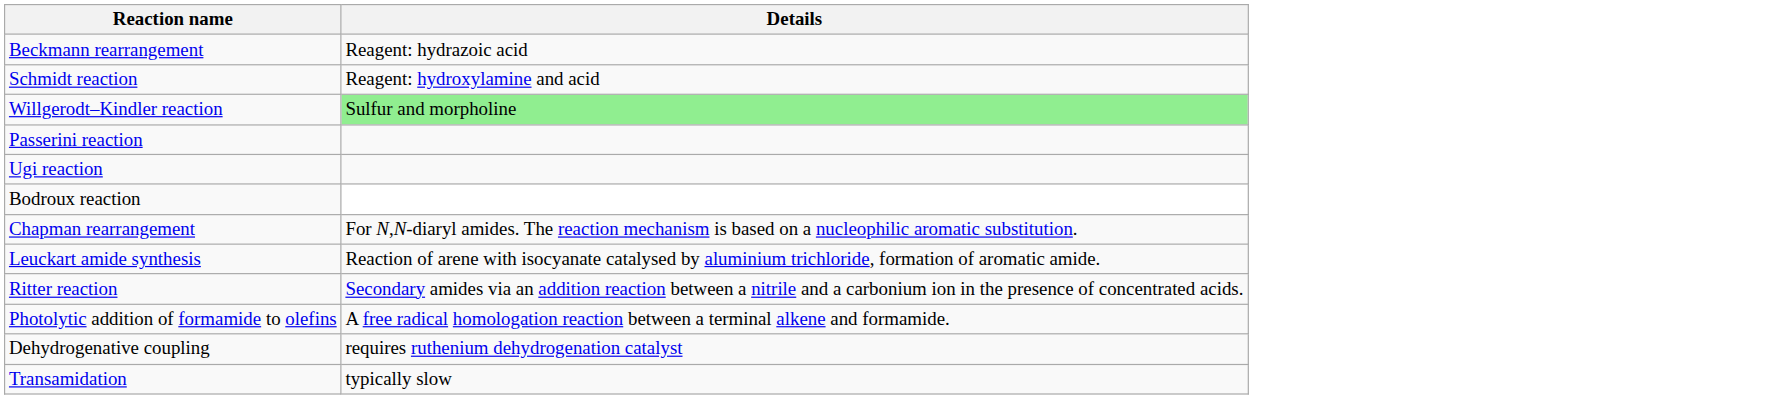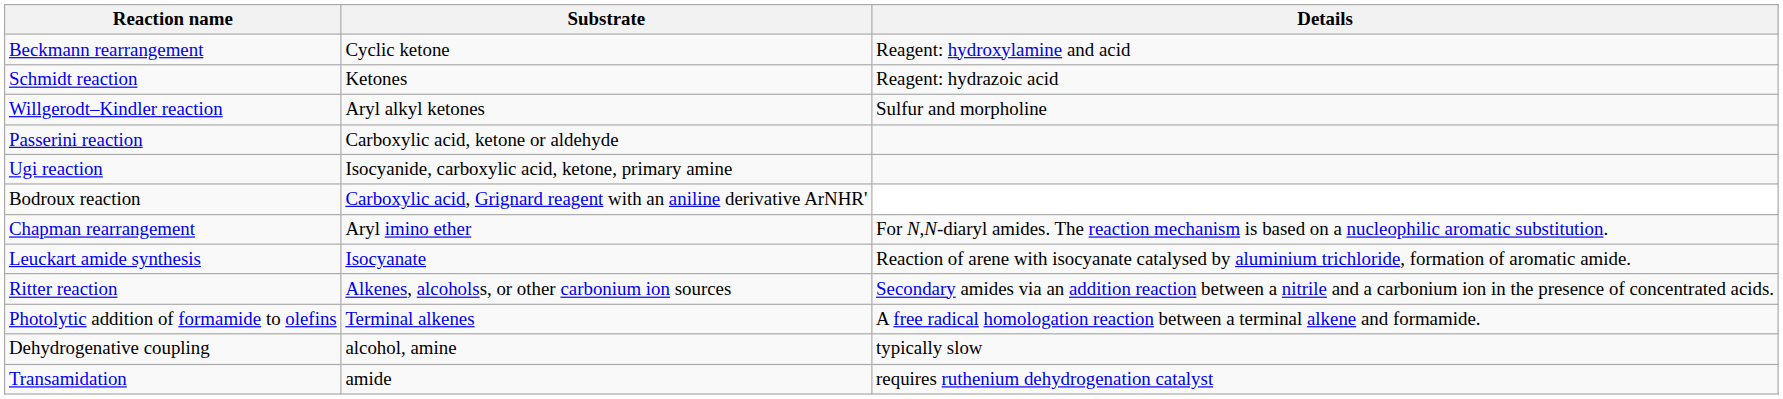+ column: (606, 19)
(437, 49) Reagent: hydrazoic acid -> (1003, 49) Reagent: hydroxylamine and acid
(473, 79) Reagent: hydroxylamine and acid -> (967, 79) Reagent: hydrazoic acid
(431, 109) lightgreen background -> (962, 109) no background
(514, 348) requires ruthenium dehydrogenation catalyst -> (929, 348) typically slow
(399, 378) typically slow -> (1045, 378) requires ruthenium dehydrogenation catalyst
